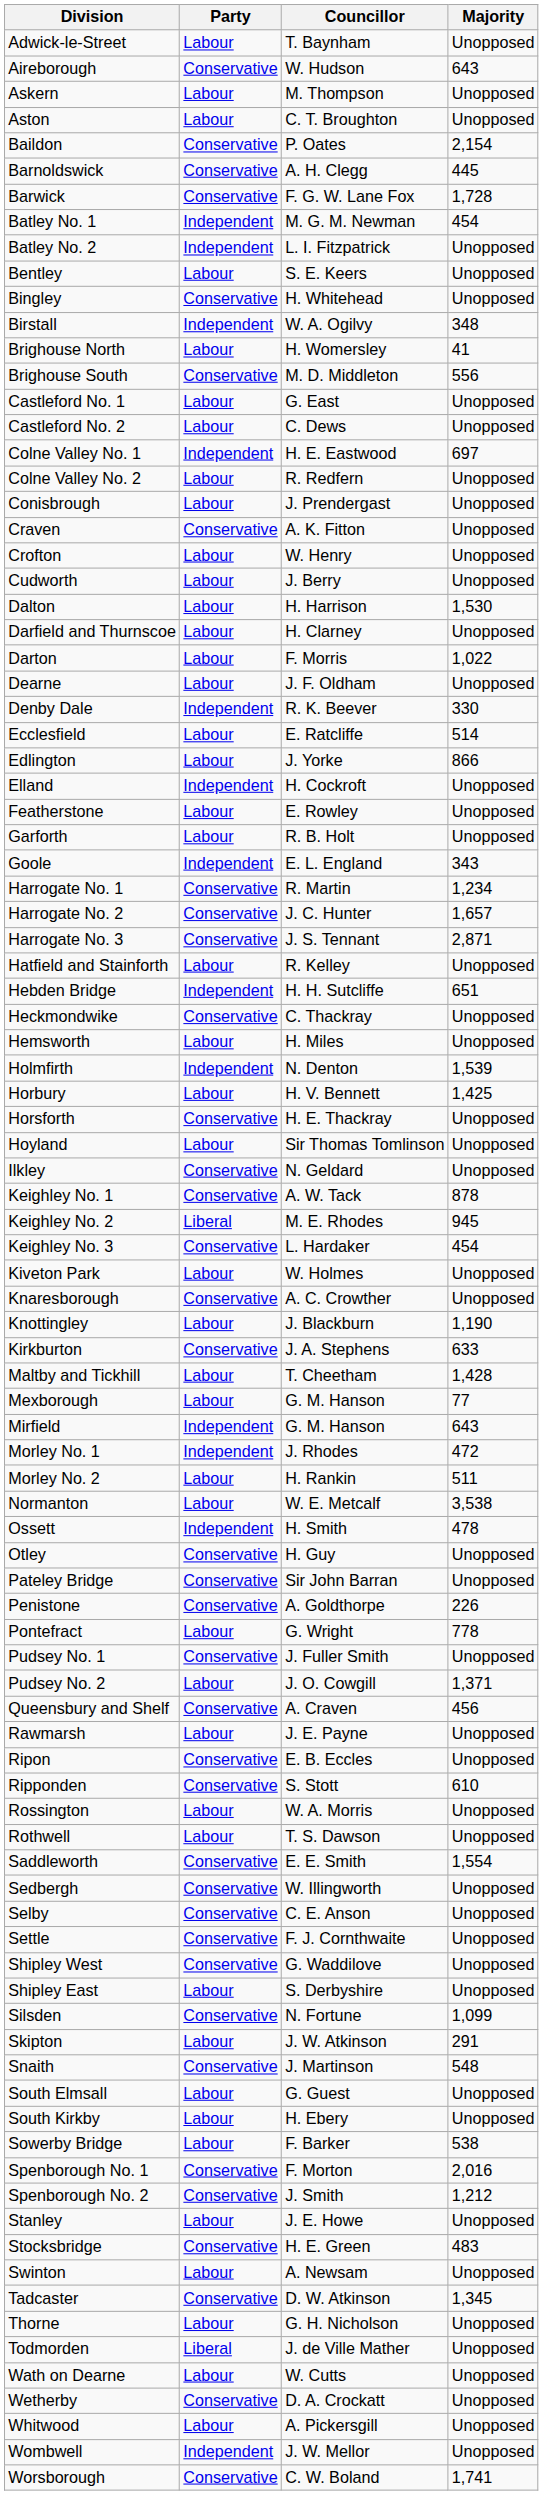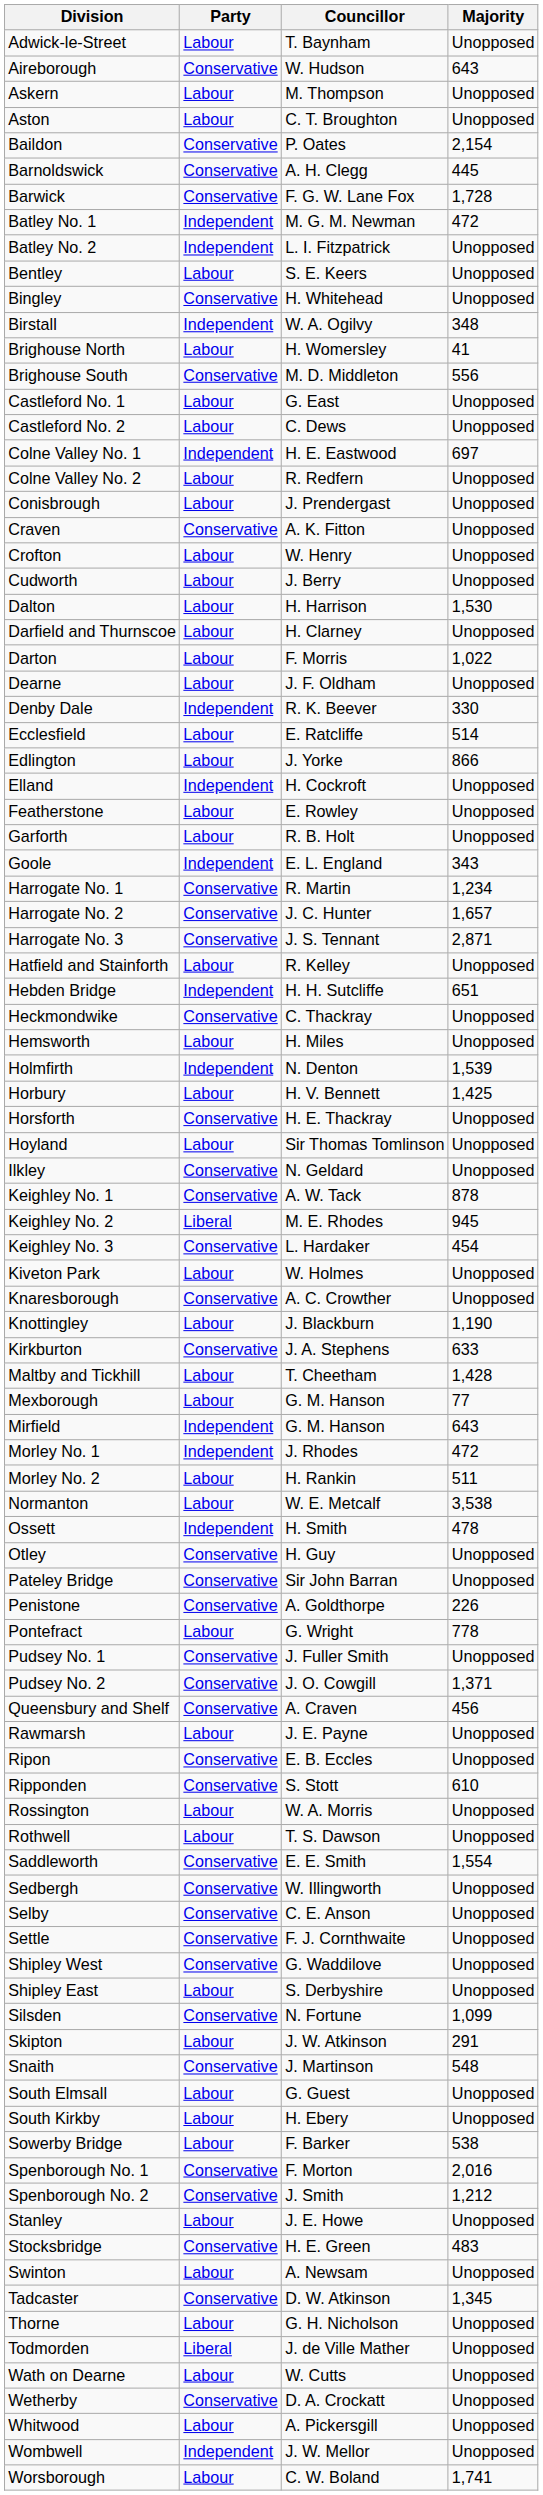(465, 222) 454 -> (465, 222) 472
(209, 1683) Labour -> (231, 1683) Conservative
(231, 2477) Conservative -> (209, 2477) Labour
